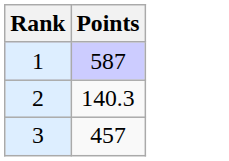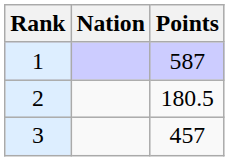+ column: (111, 23)
(108, 98) 140.3 -> (187, 98) 180.5
